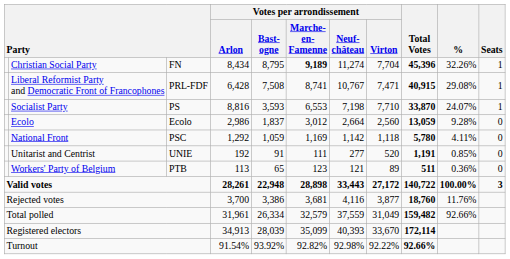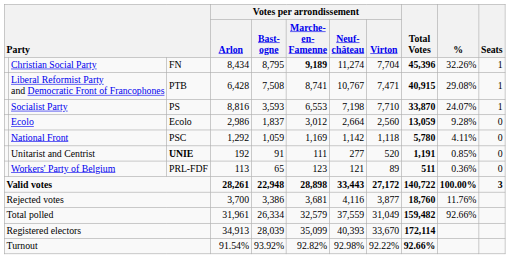(188, 86) PRL-FDF -> (178, 86) PTB
(181, 153) normal -> (181, 153) bold
(178, 169) PTB -> (188, 169) PRL-FDF
